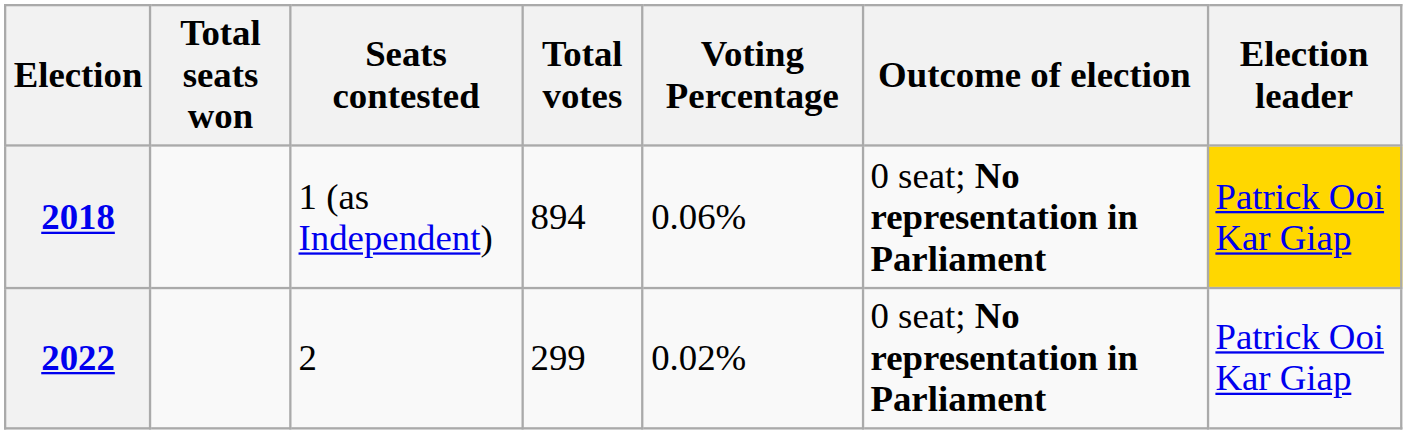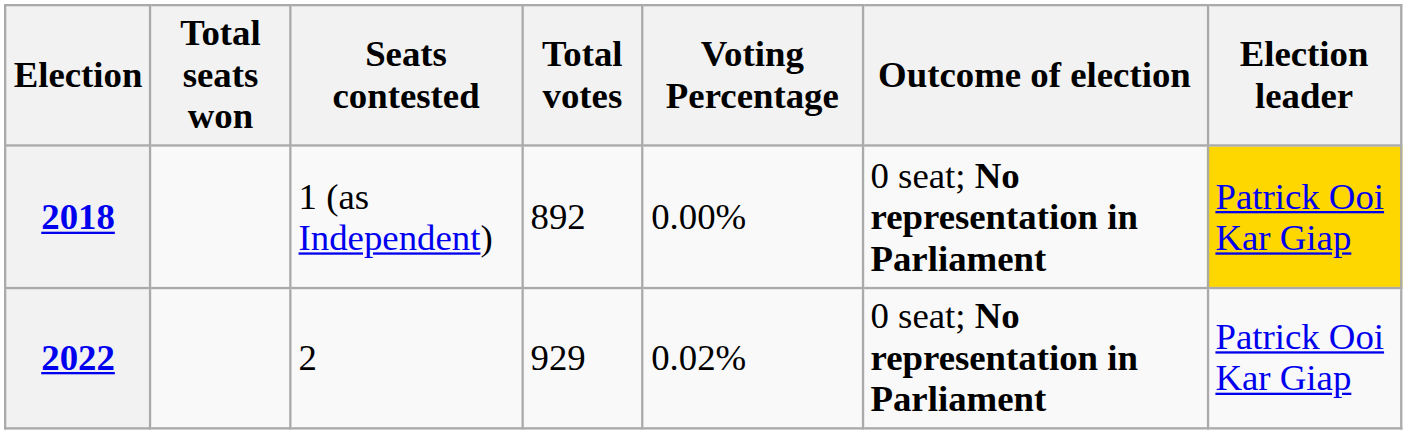(558, 216) 894 -> (558, 216) 892
(699, 216) 0.06% -> (699, 216) 0.00%
(558, 357) 299 -> (558, 357) 929
